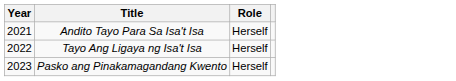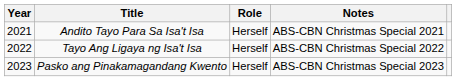+ column: (358, 13)
